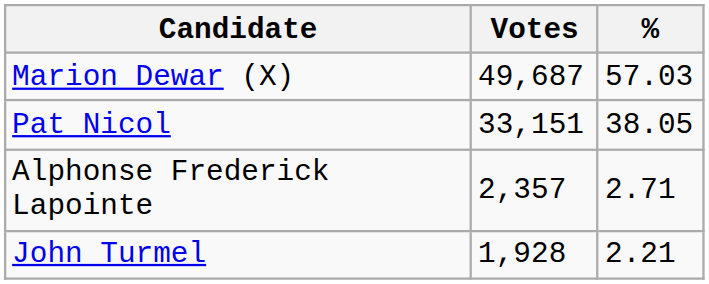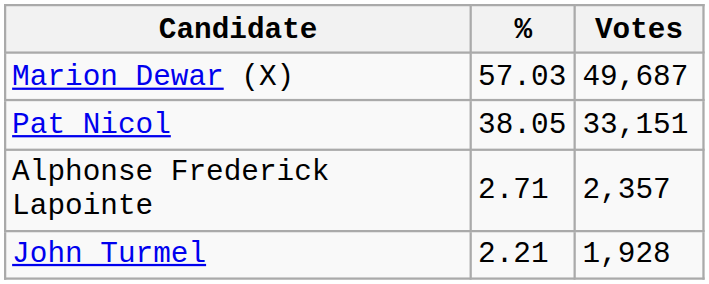columns swapped: (535, 29) <-> (650, 29)
